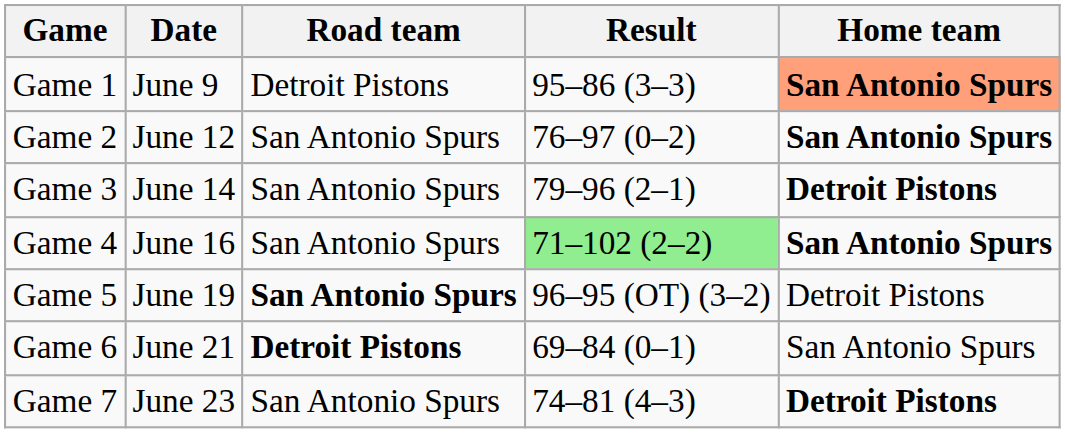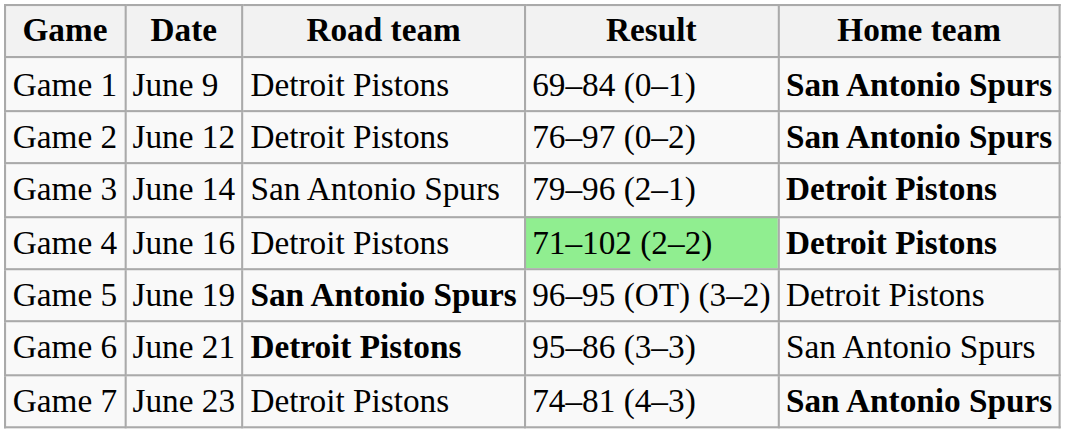(614, 83) 95–86 (3–3) -> (614, 83) 69–84 (0–1)
(919, 83) lightsalmon background -> (919, 83) no background
(375, 136) San Antonio Spurs -> (350, 136) Detroit Pistons
(375, 242) San Antonio Spurs -> (350, 242) Detroit Pistons
(919, 242) San Antonio Spurs -> (891, 242) Detroit Pistons
(614, 347) 69–84 (0–1) -> (614, 347) 95–86 (3–3)
(375, 400) San Antonio Spurs -> (350, 400) Detroit Pistons
(891, 400) Detroit Pistons -> (919, 400) San Antonio Spurs
